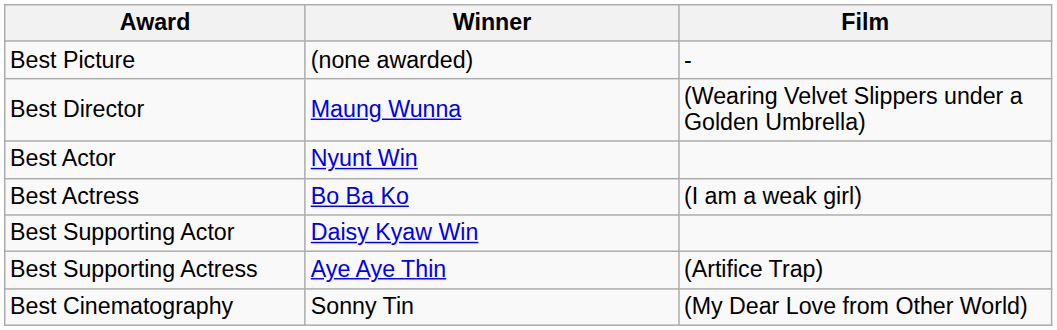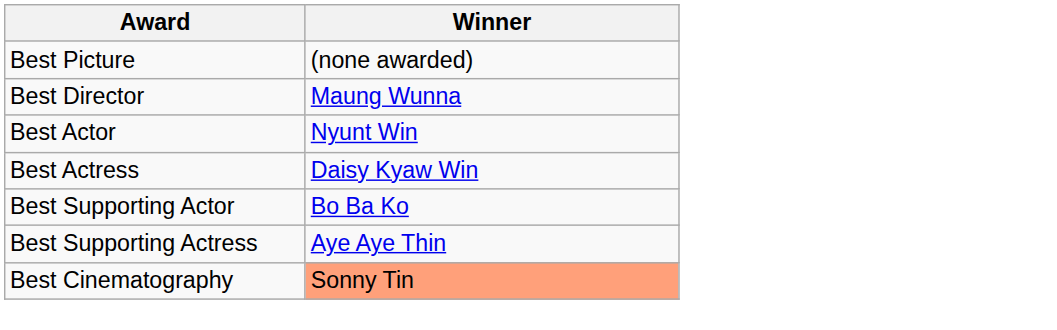- column: (865, 22)
(360, 196) Bo Ba Ko -> (395, 170) Daisy Kyaw Win
(395, 232) Daisy Kyaw Win -> (360, 206) Bo Ba Ko
(362, 306) no background -> (362, 280) lightsalmon background
